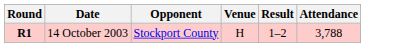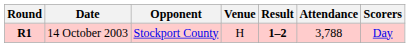+ column: (383, 14)
(278, 33) normal -> (278, 33) bold
